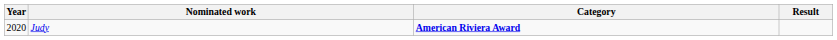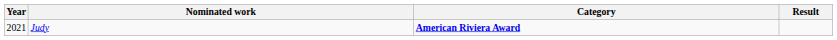(16, 27) 2020 -> (16, 27) 2021
